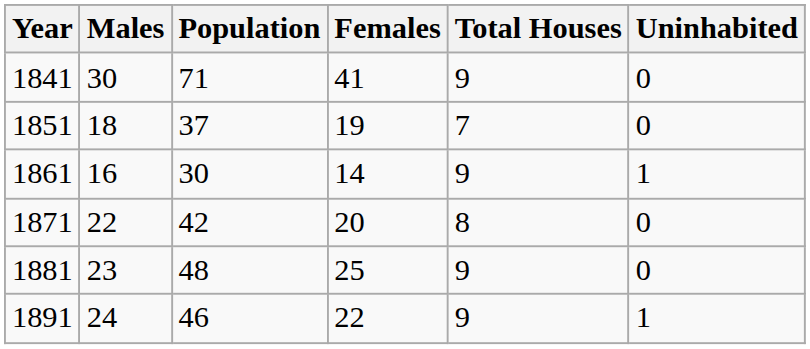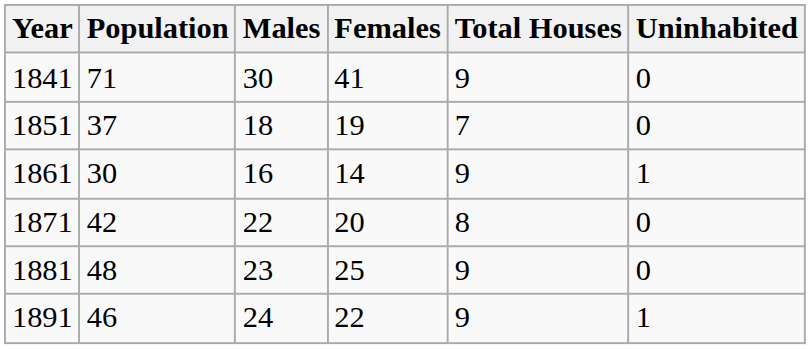columns swapped: (249, 28) <-> (126, 28)
